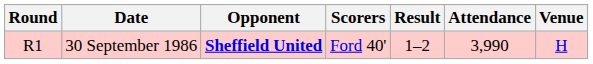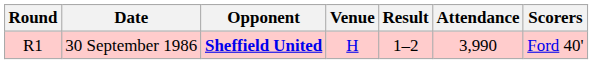columns swapped: (561, 17) <-> (358, 17)
